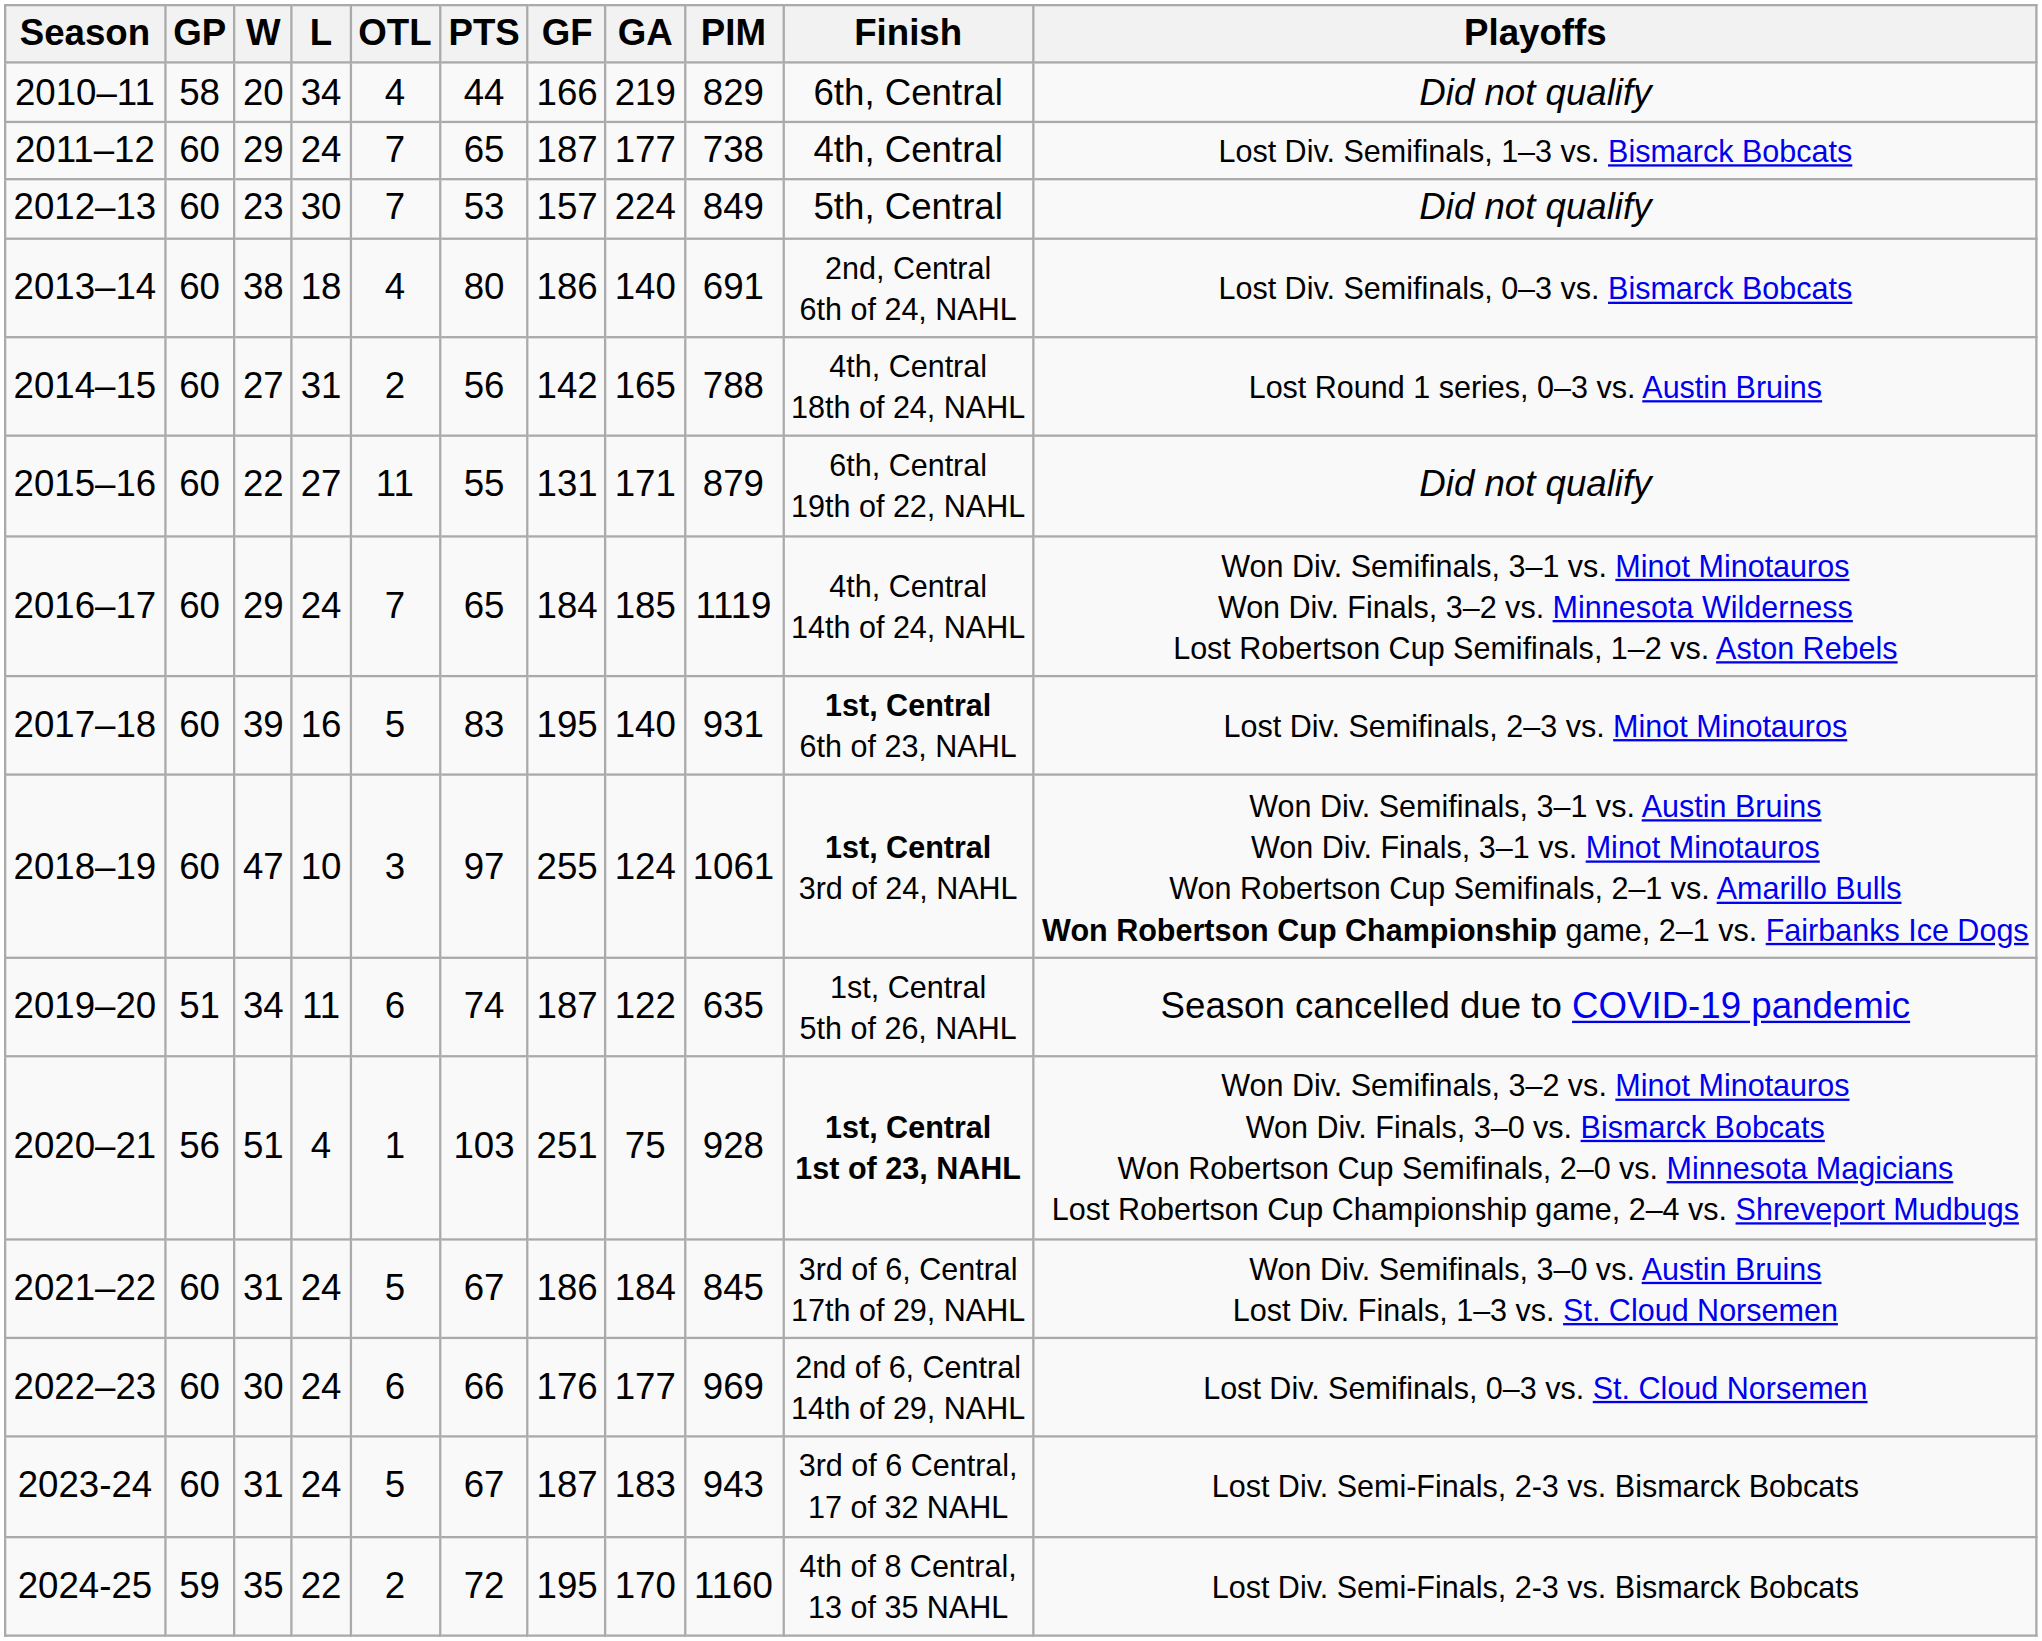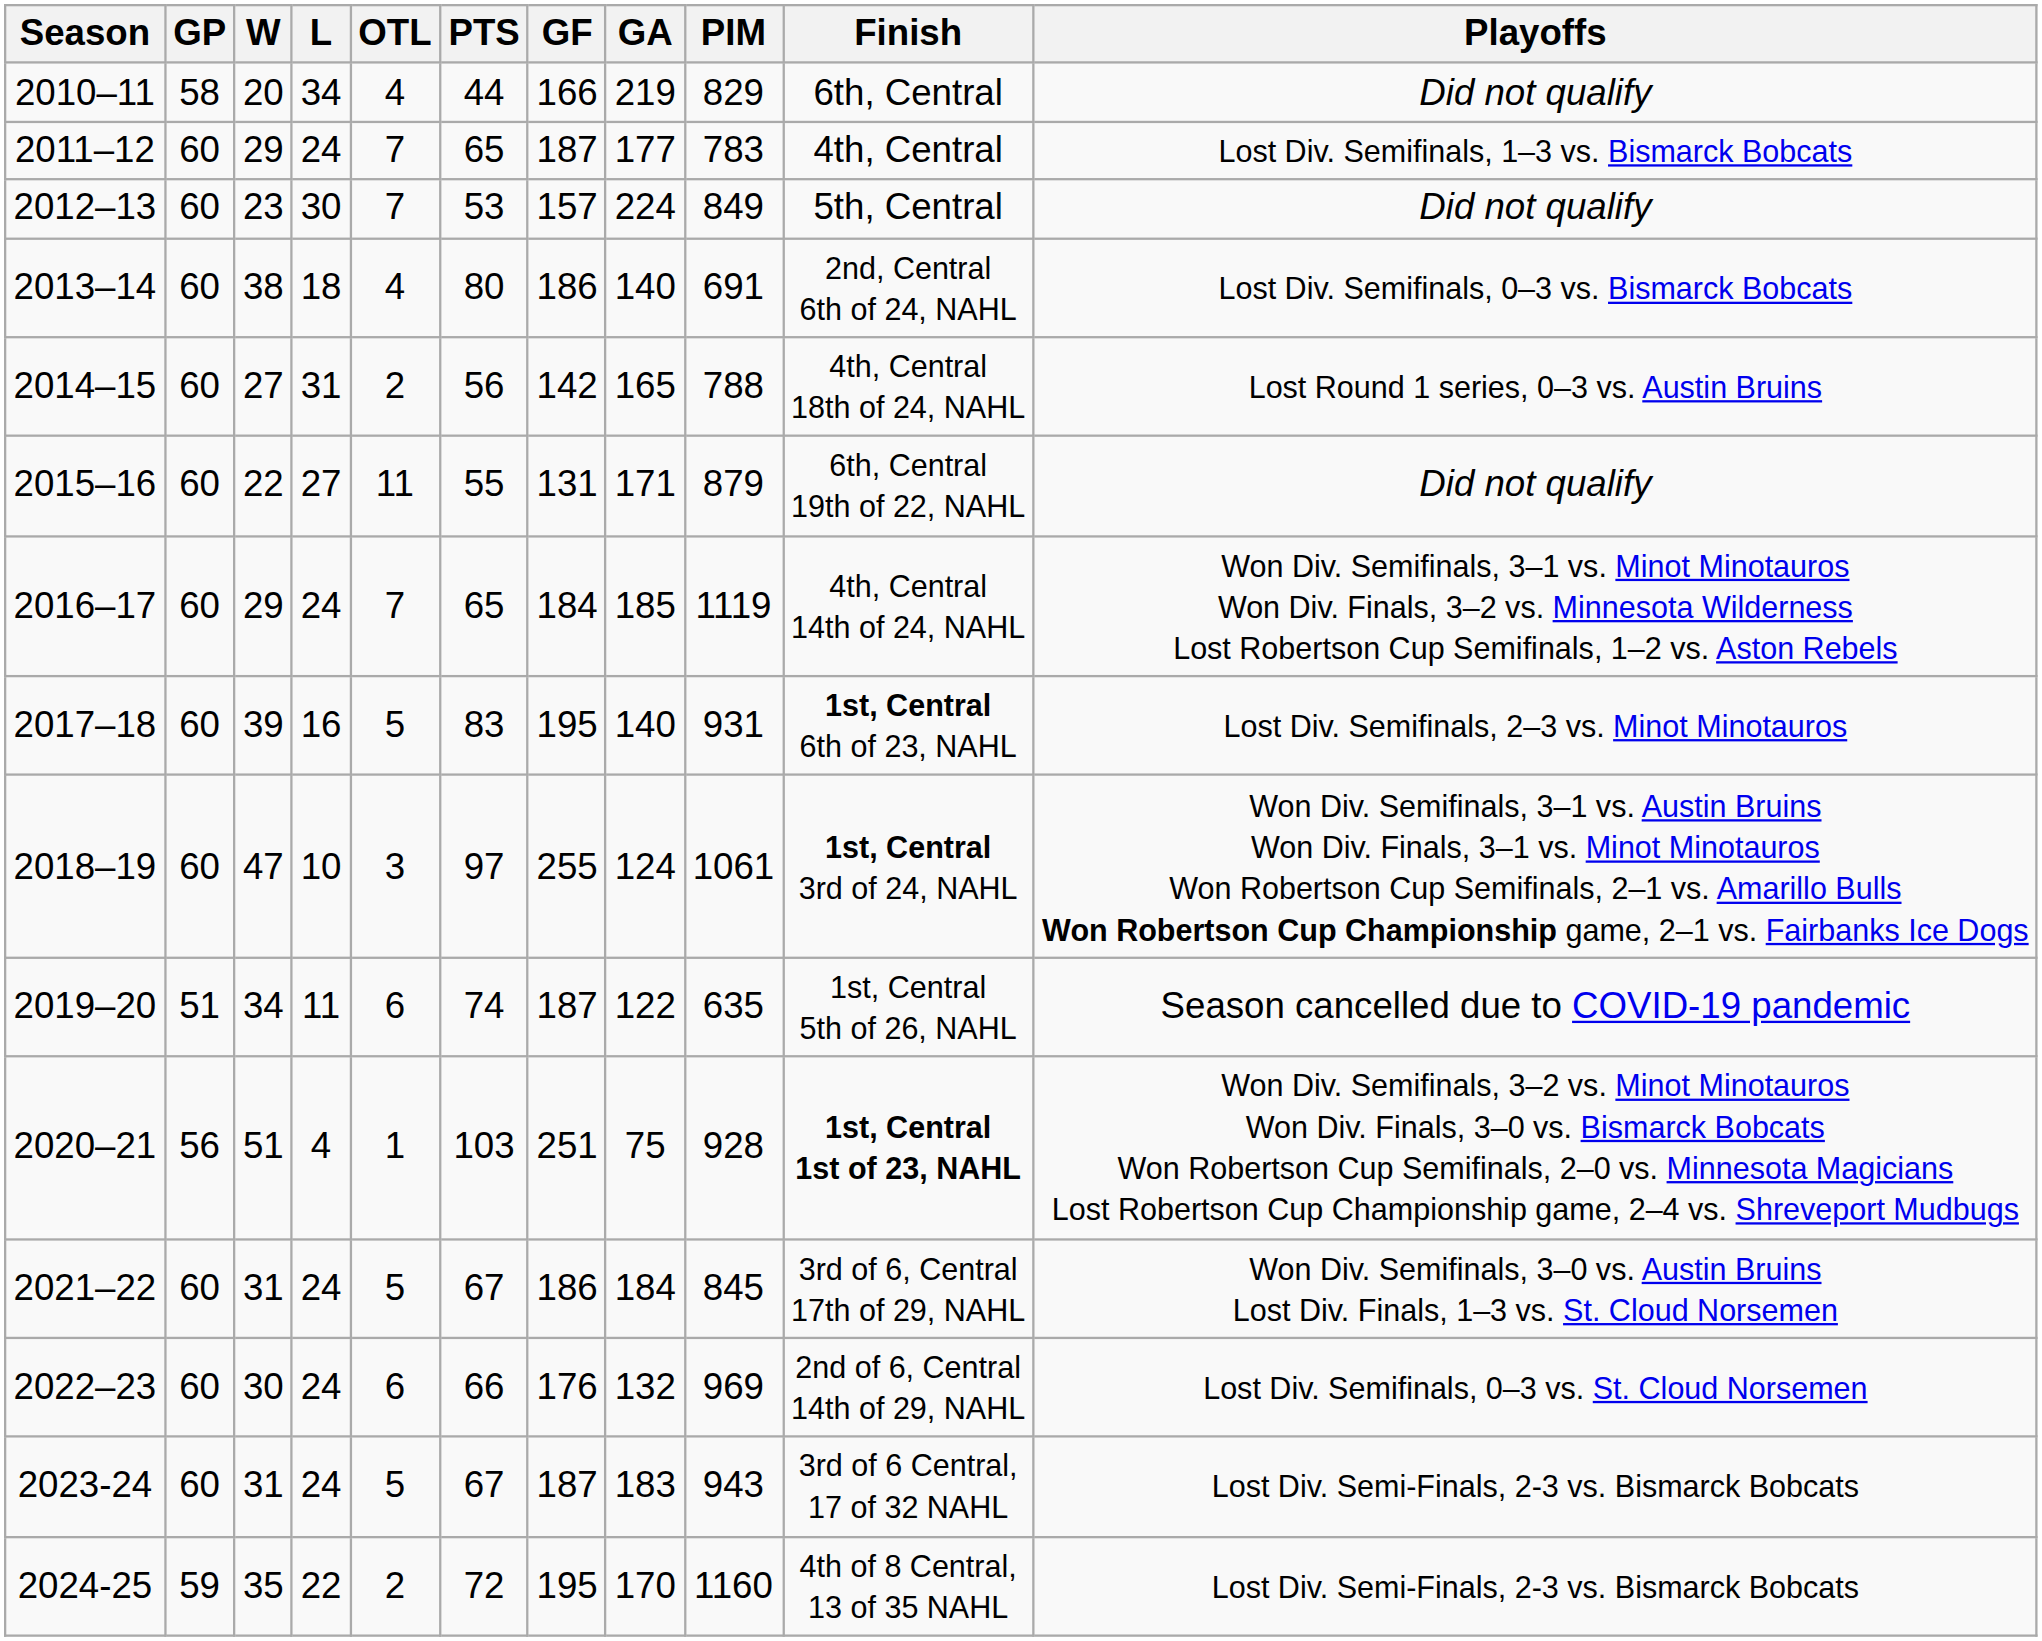(733, 149) 738 -> (733, 149) 783
(645, 1386) 177 -> (645, 1386) 132
